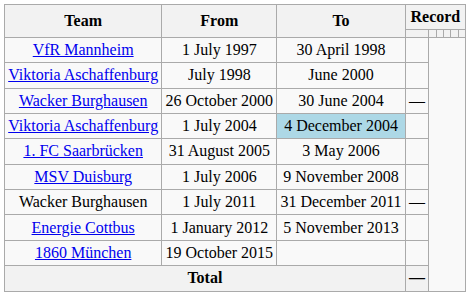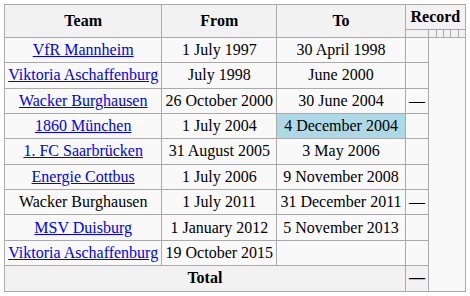(83, 126) Viktoria Aschaffenburg -> (83, 126) 1860 München
(83, 176) MSV Duisburg -> (83, 176) Energie Cottbus
(83, 227) Energie Cottbus -> (83, 227) MSV Duisburg
(83, 252) 1860 München -> (83, 252) Viktoria Aschaffenburg
